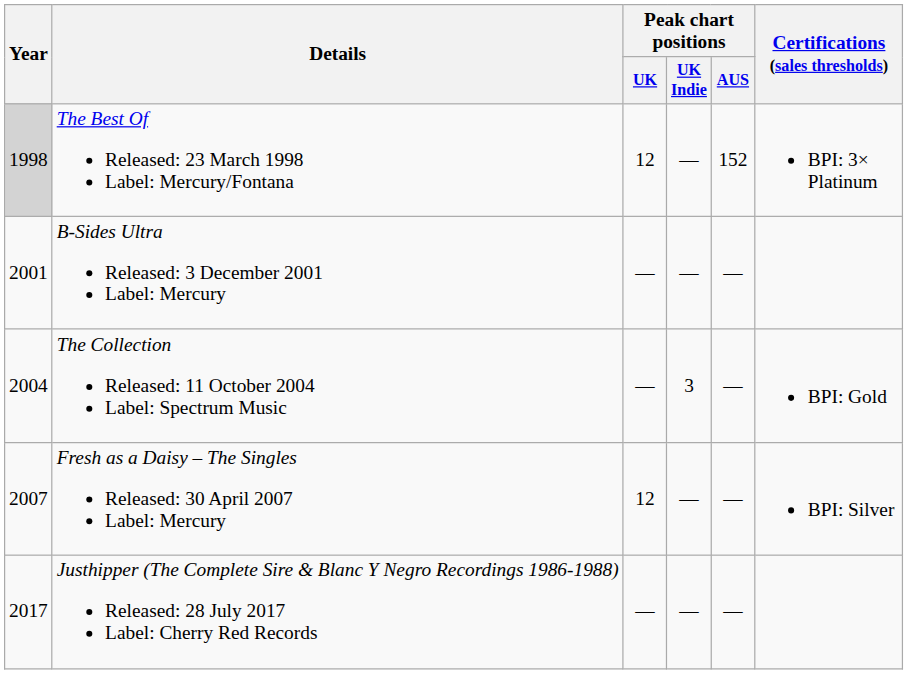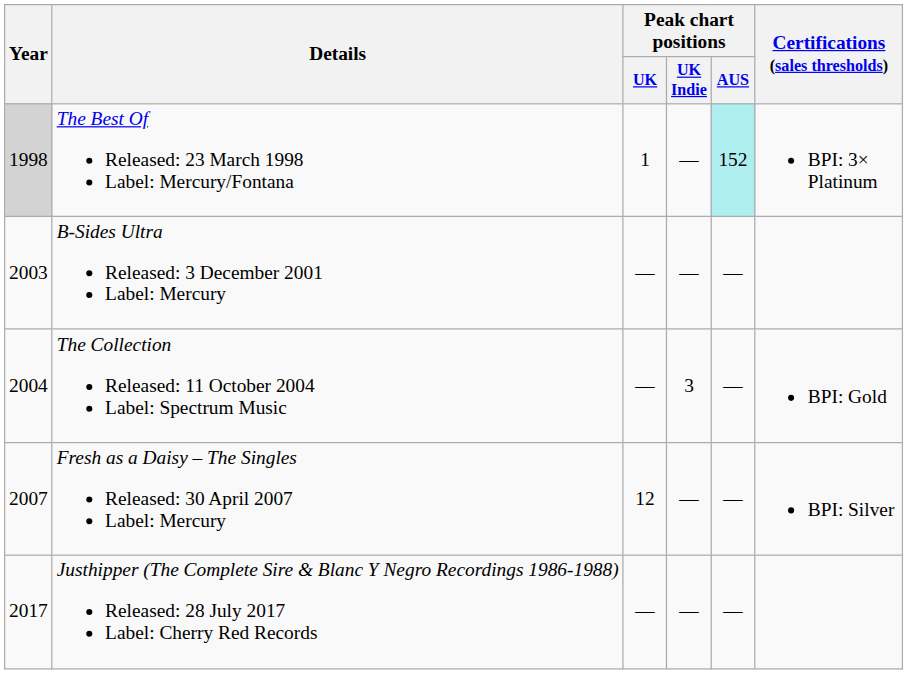(645, 159) 12 -> (645, 159) 1
(733, 159) no background -> (733, 159) paleturquoise background
(28, 272) 2001 -> (28, 272) 2003
